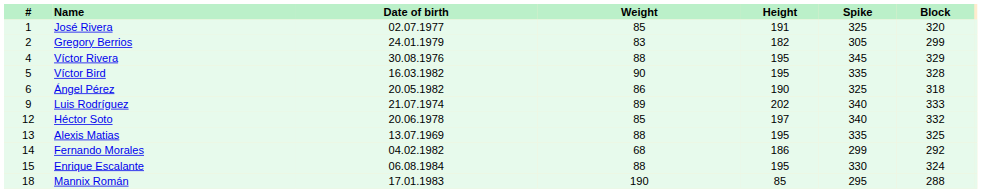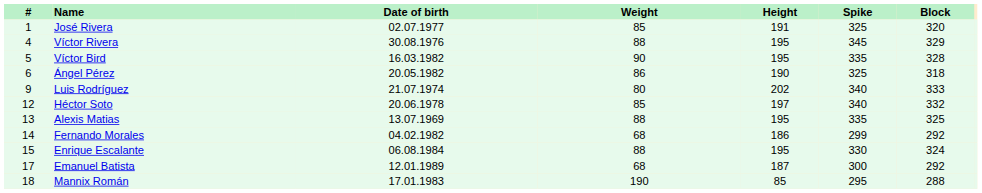- row: (93, 42)
(639, 104) 89 -> (639, 89) 80
+ row: (94, 166)
